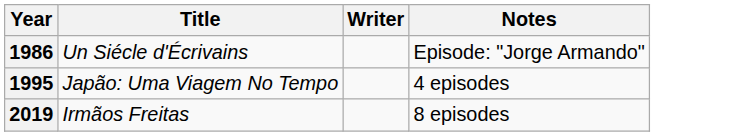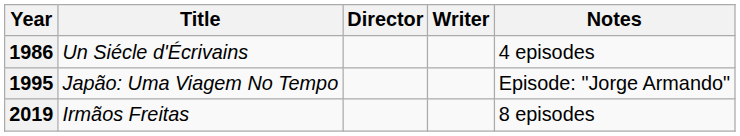+ column: (385, 20)
(529, 51) Episode: "Jorge Armando" -> (547, 51) 4 episodes
(461, 83) 4 episodes -> (614, 83) Episode: "Jorge Armando"
